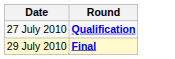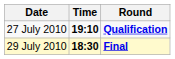+ column: (85, 12)
